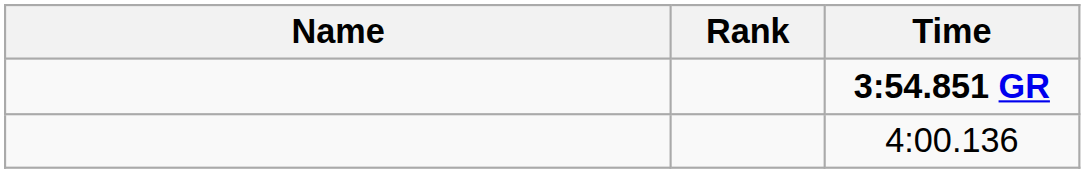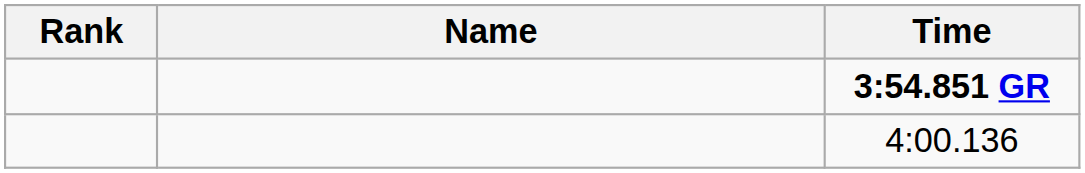columns swapped: (748, 31) <-> (338, 31)
